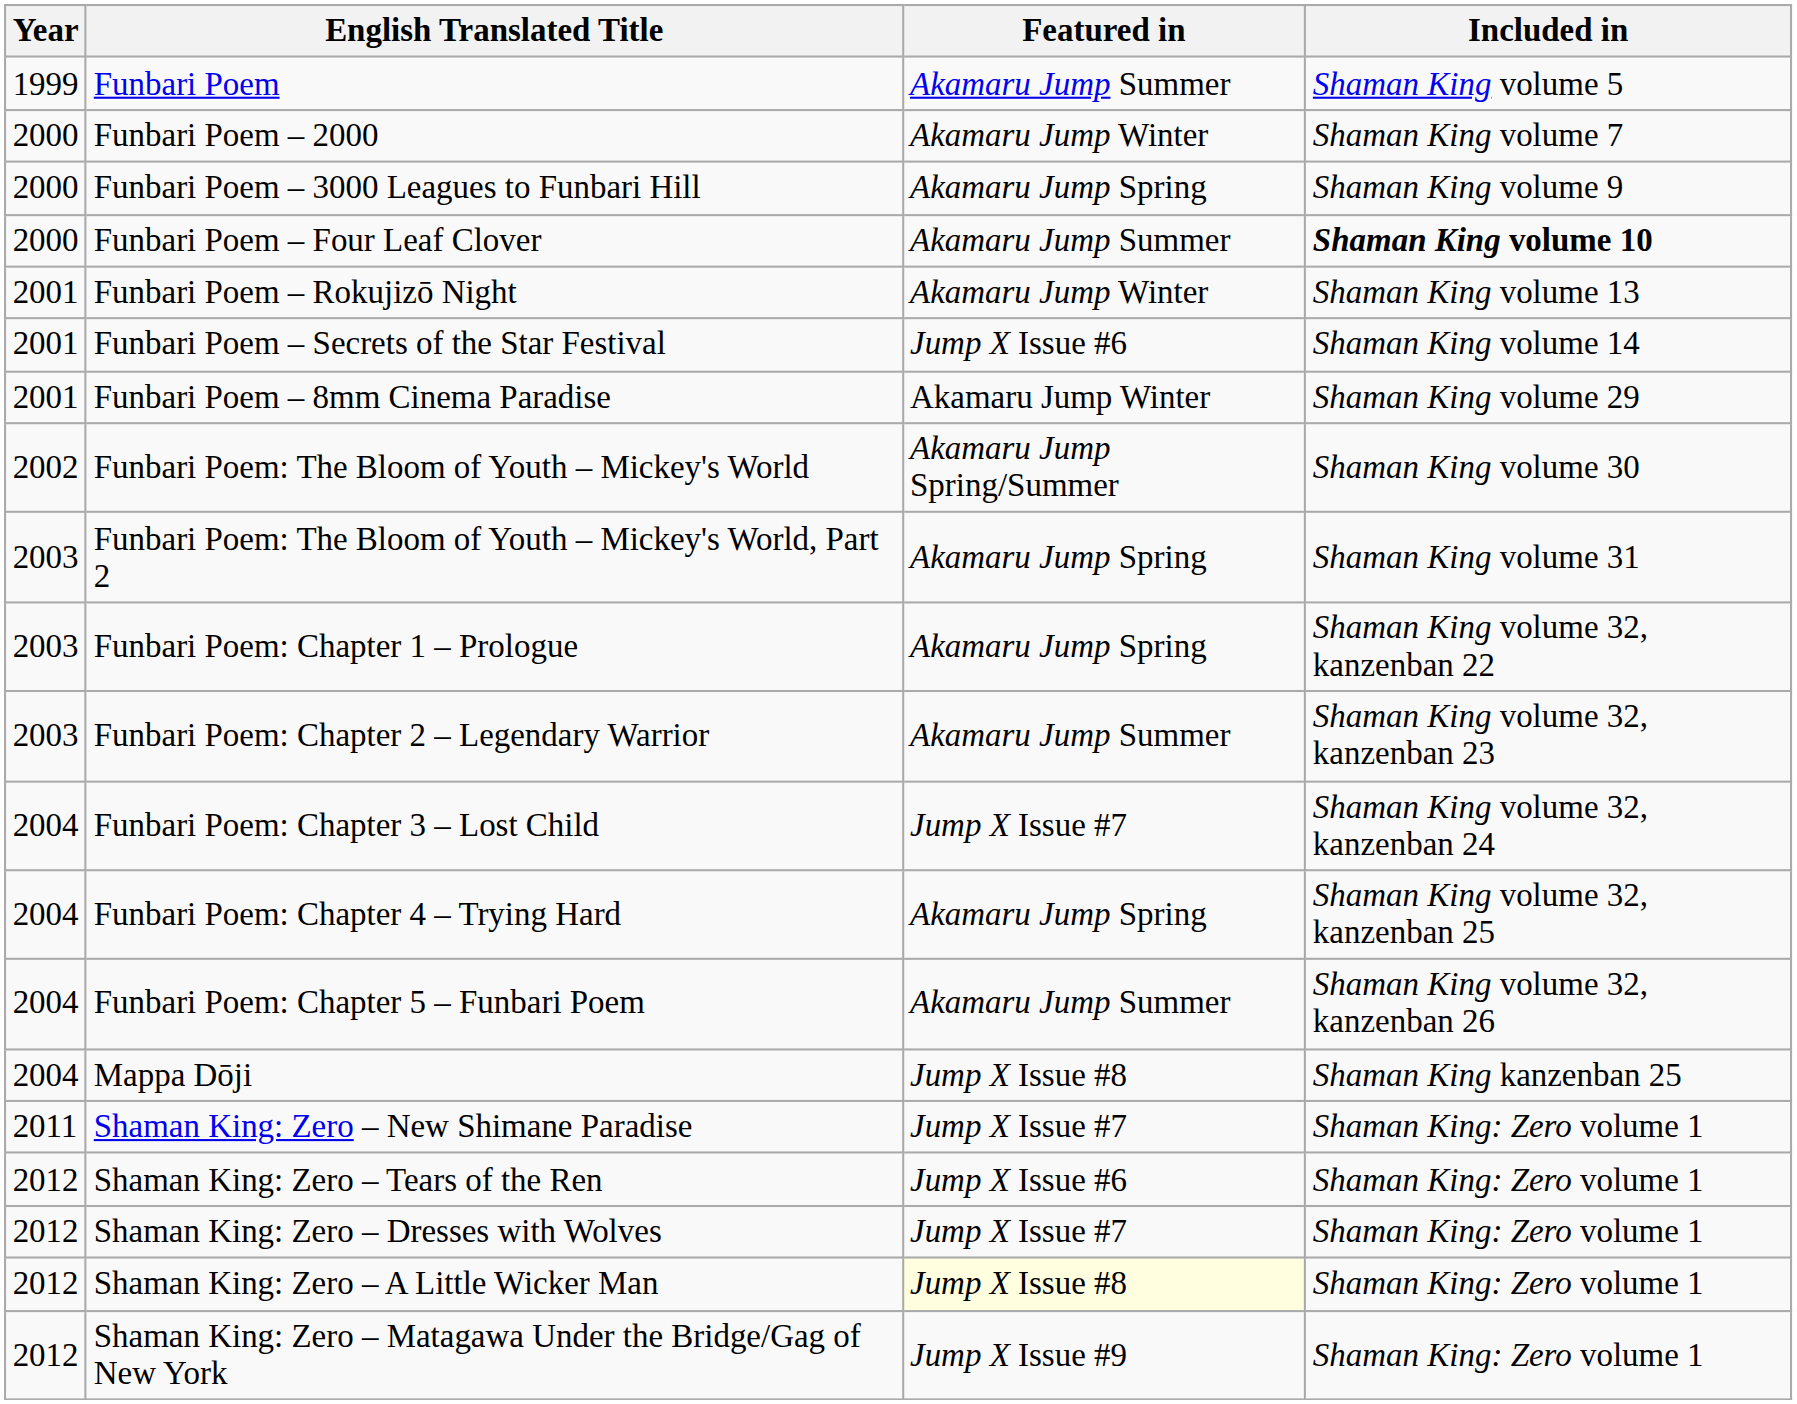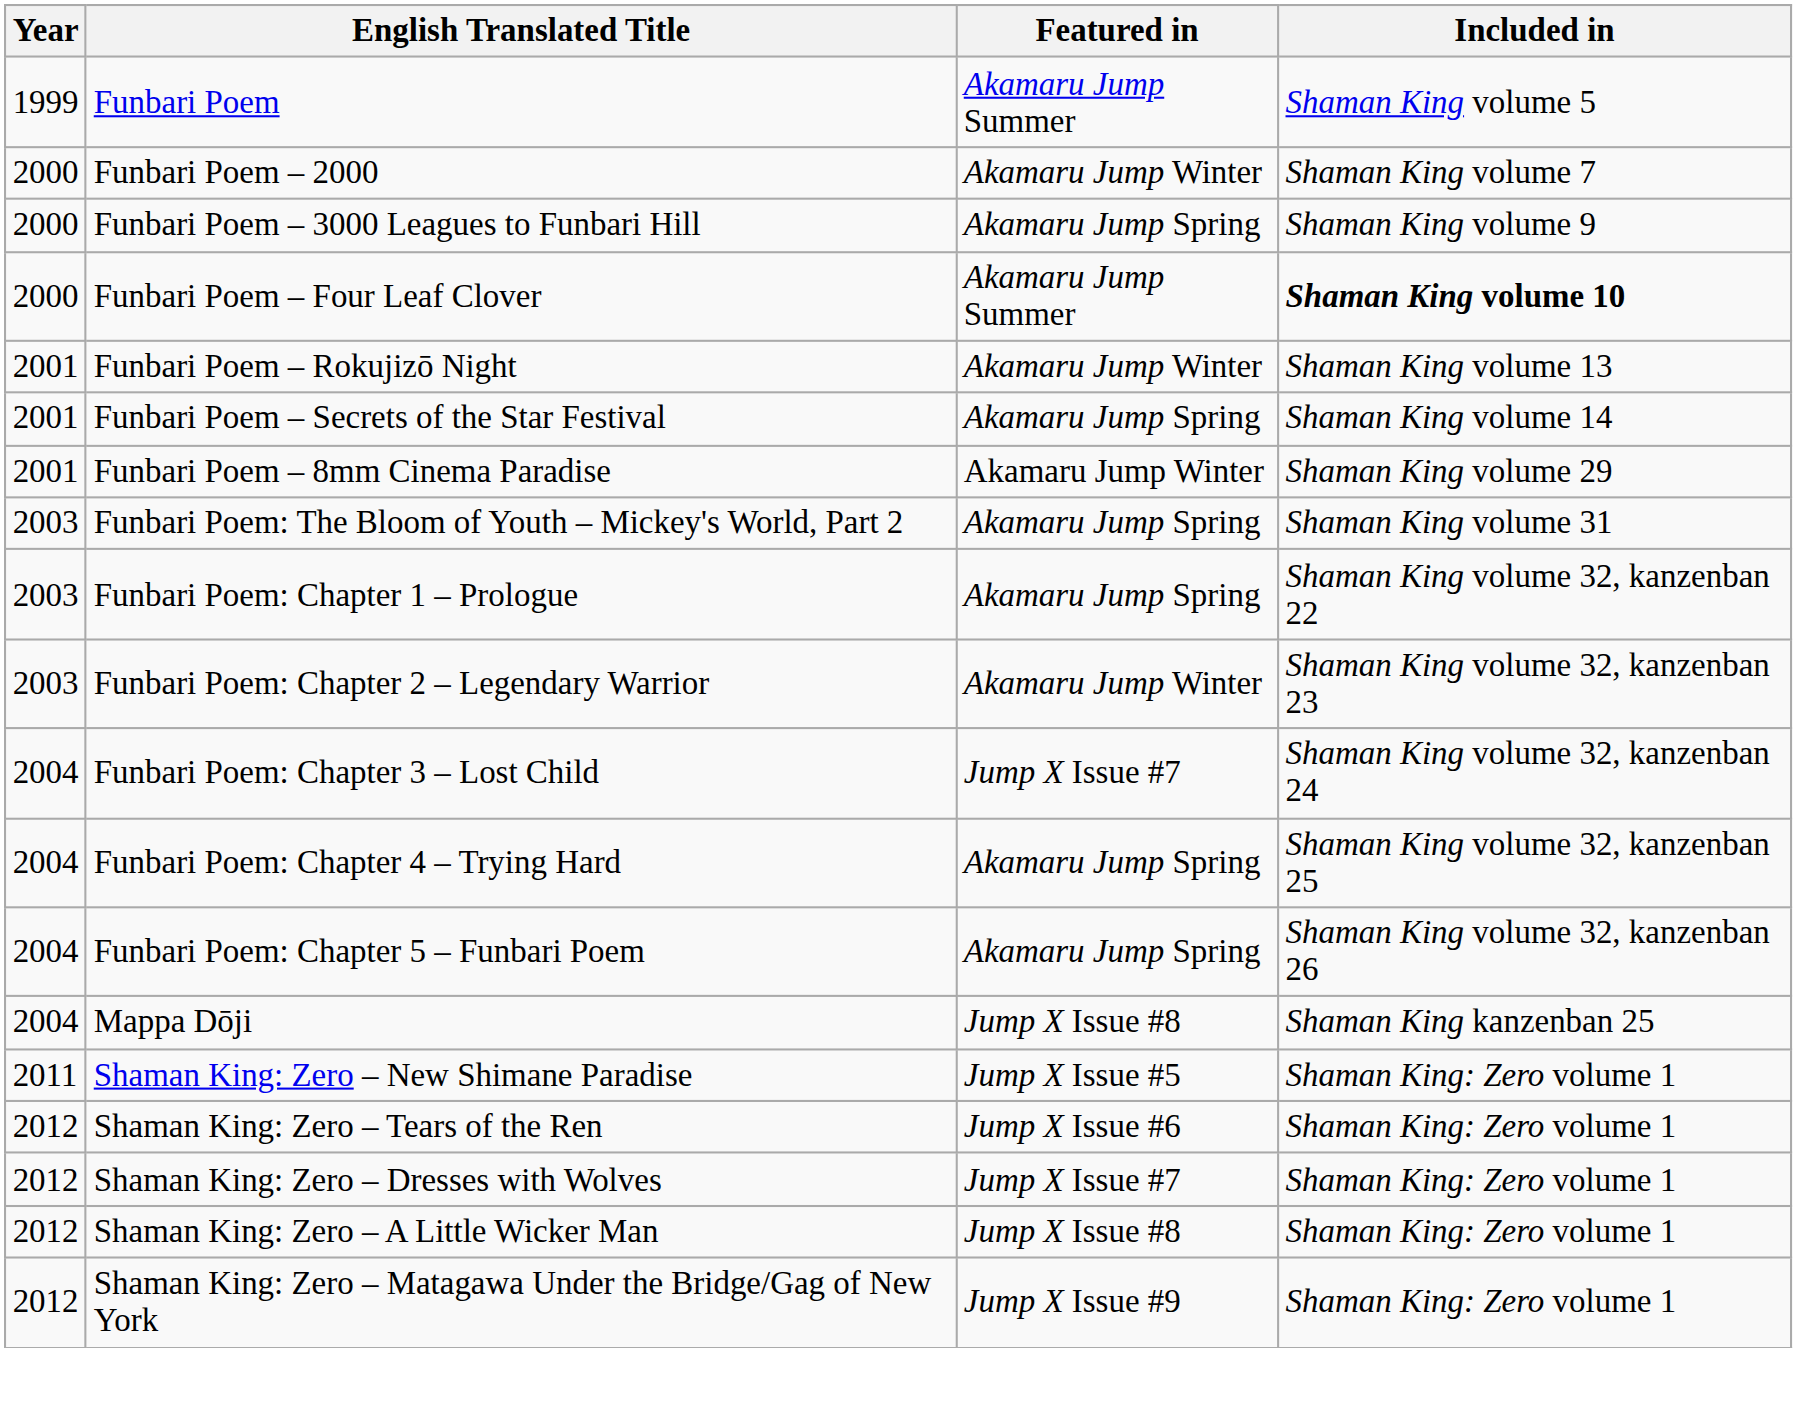(1019, 344) Jump X Issue #6 -> (1112, 418) Akamaru Jump Spring
- row: (451, 467)
(1070, 735) Akamaru Jump Summer -> (1113, 683) Akamaru Jump Winter
(1070, 1003) Akamaru Jump Summer -> (1112, 951) Akamaru Jump Spring
(1019, 1126) Jump X Issue #7 -> (1072, 1074) Jump X Issue #5
(1019, 1283) lightyellow background -> (1072, 1231) no background
